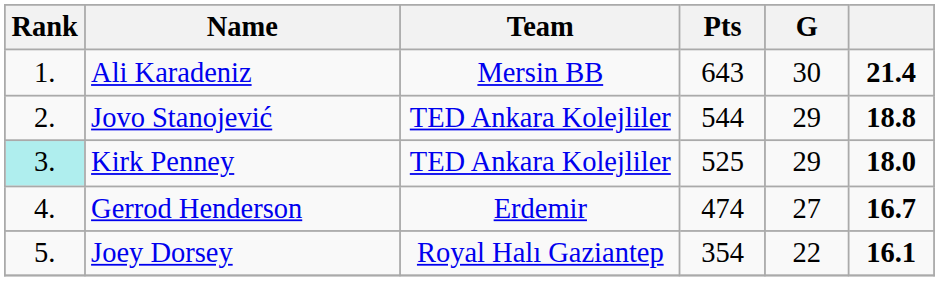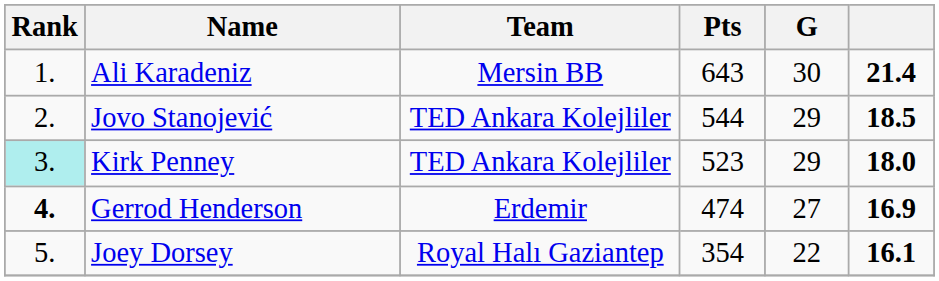(891, 117) 18.8 -> (891, 117) 18.5
(723, 162) 525 -> (723, 162) 523
(45, 207) normal -> (45, 207) bold
(891, 207) 16.7 -> (891, 207) 16.9
